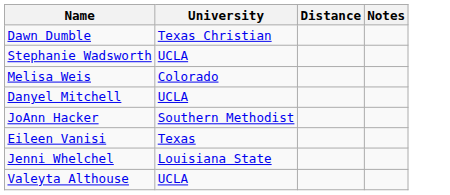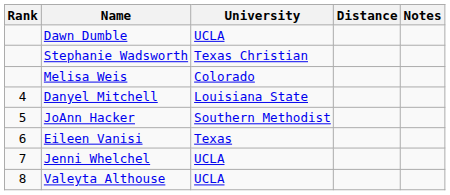+ column: (23, 15)
(215, 35) Texas Christian -> (209, 35) UCLA
(173, 56) UCLA -> (251, 56) Texas Christian
(173, 97) UCLA -> (251, 97) Louisiana State
(215, 159) Louisiana State -> (209, 159) UCLA
